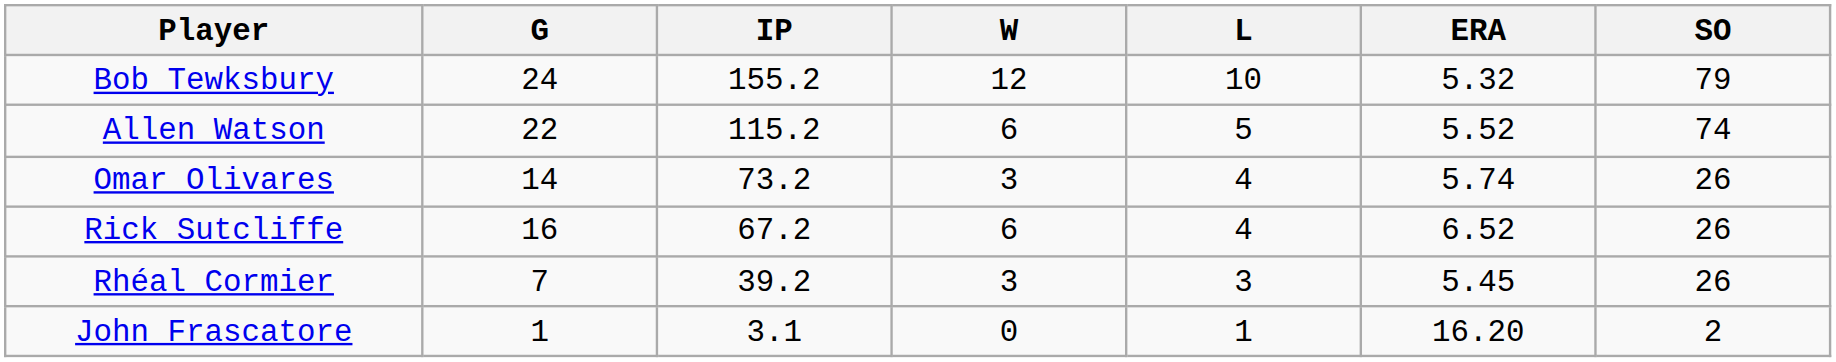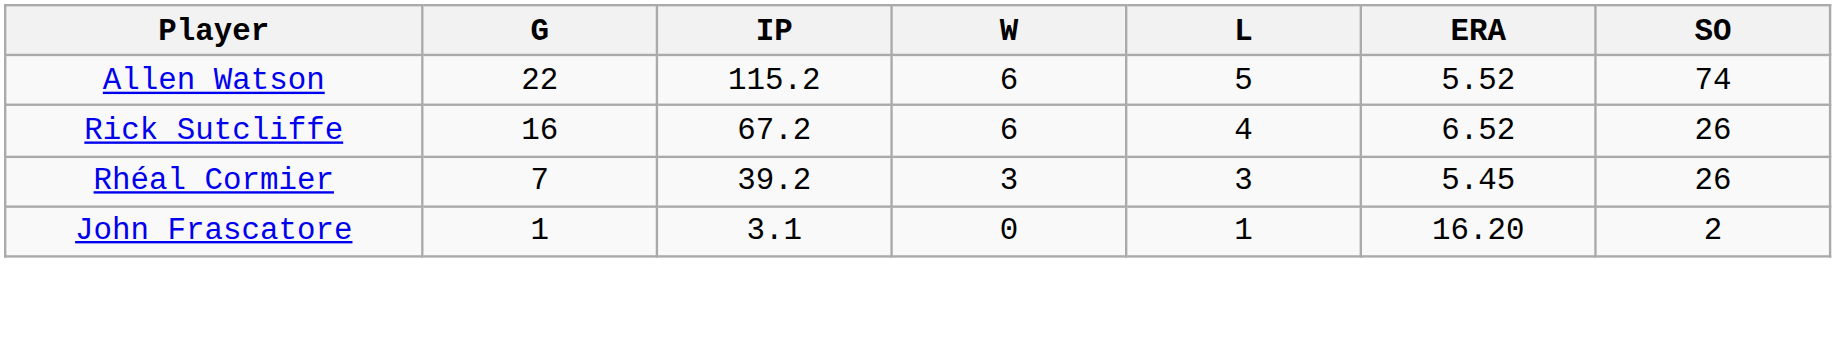- row: (214, 81)
- row: (214, 181)
